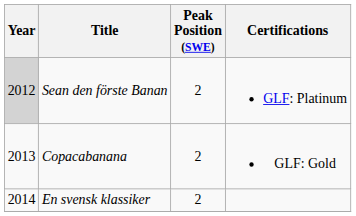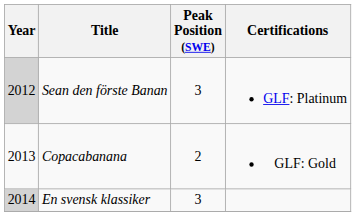(198, 90) 2 -> (198, 90) 3
(22, 200) no background -> (22, 200) lightgrey background
(198, 200) 2 -> (198, 200) 3
